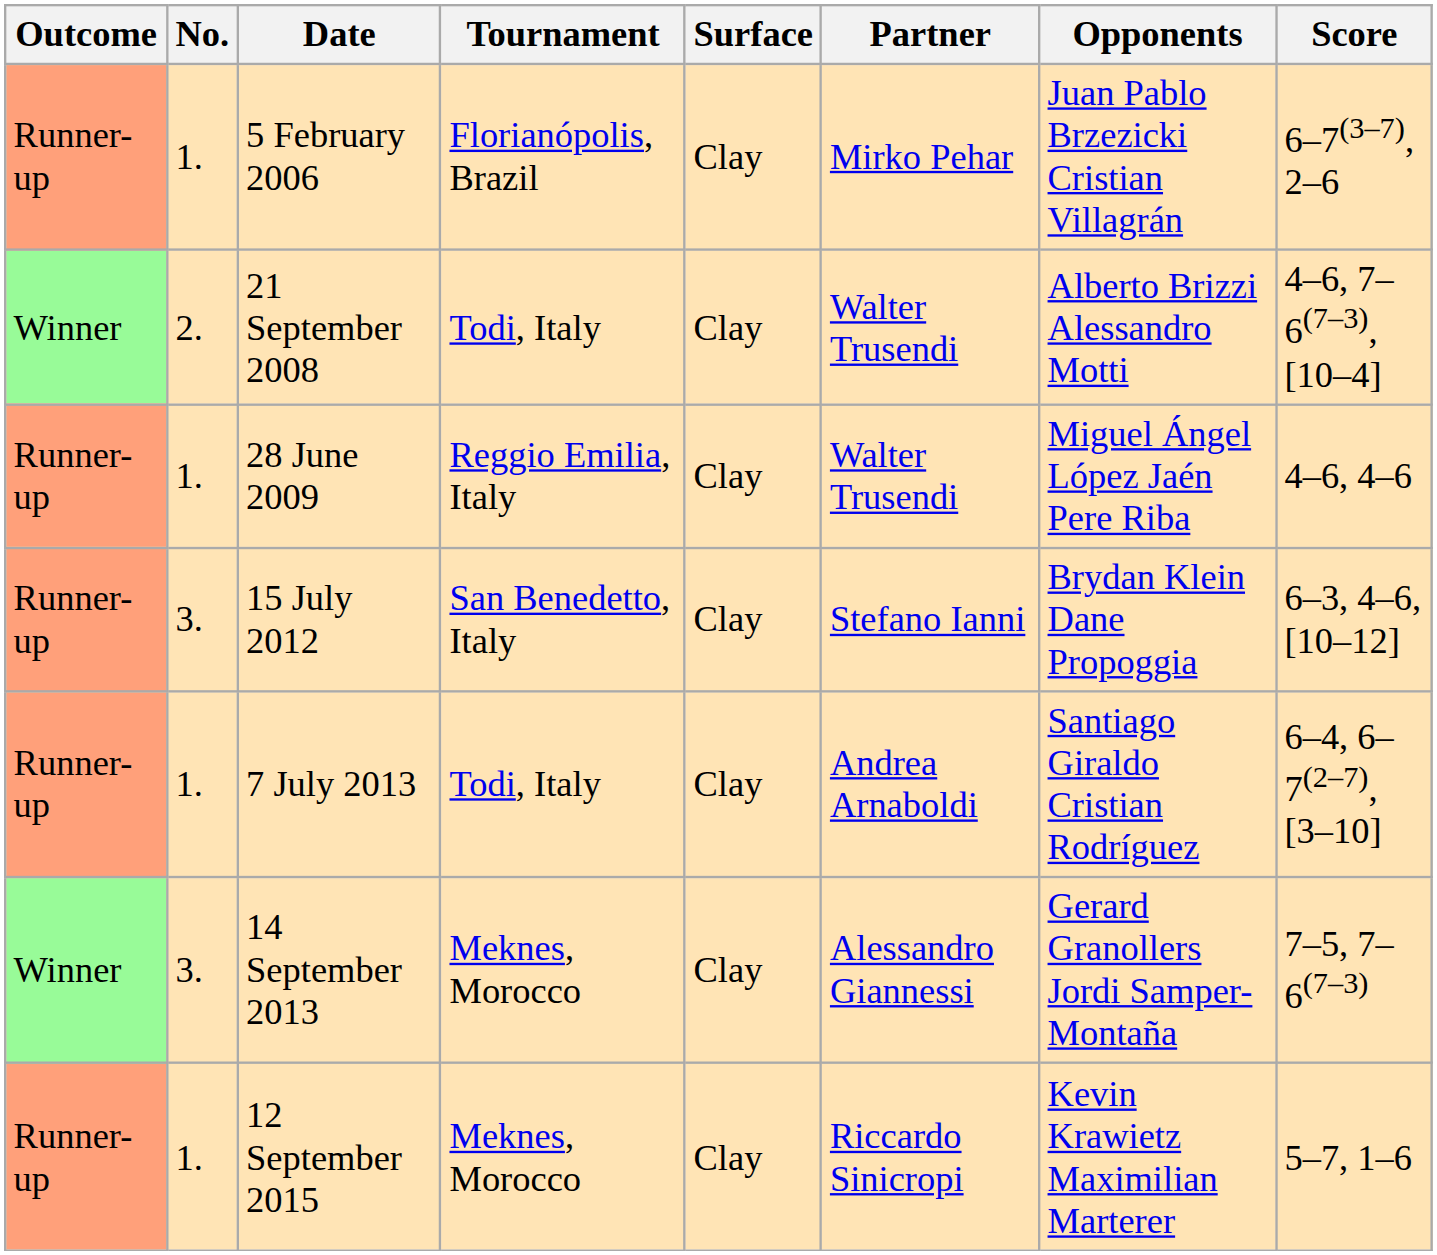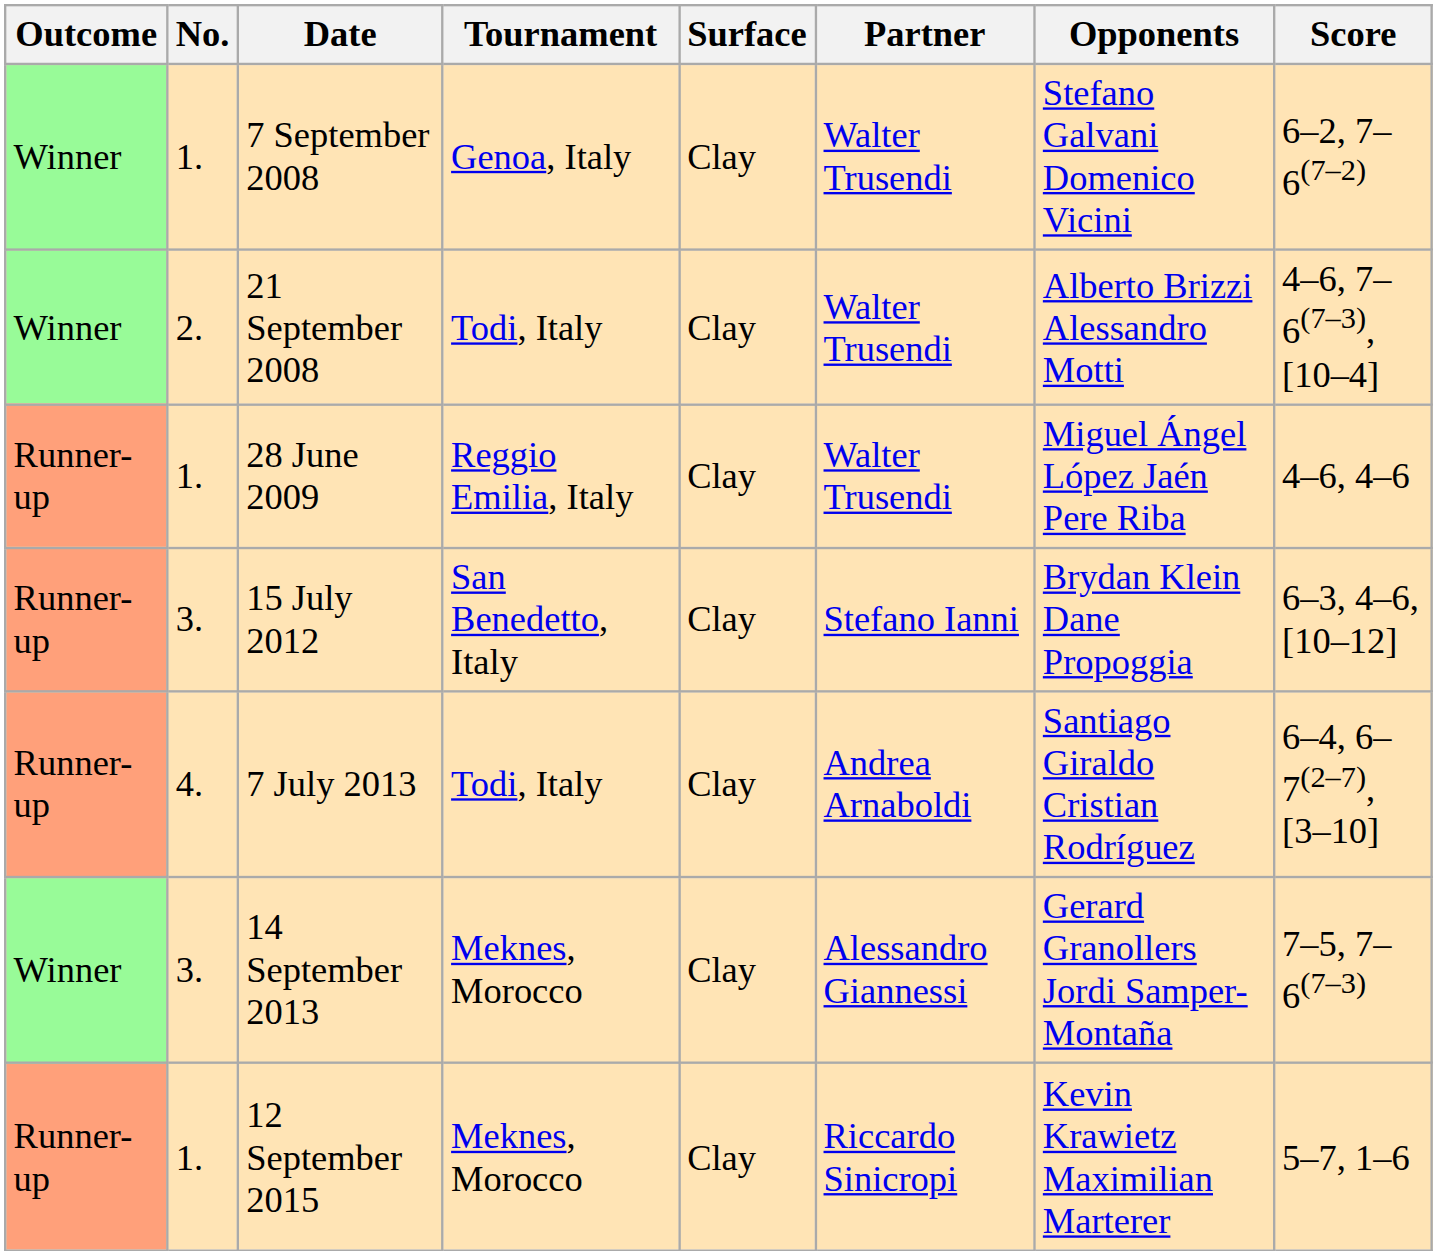- row: (326, 156)
+ row: (338, 156)
(189, 783) 1. -> (189, 783) 4.
